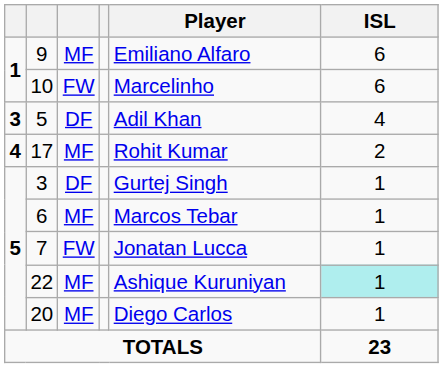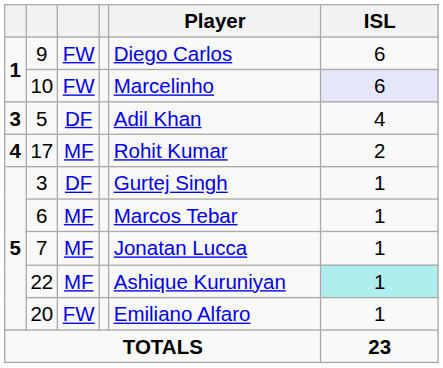(79, 54) MF -> (79, 54) FW
(182, 54) Emiliano Alfaro -> (173, 54) Diego Carlos
(380, 86) no background -> (380, 86) lavender background
(79, 248) FW -> (79, 248) MF
(79, 313) MF -> (79, 313) FW
(173, 313) Diego Carlos -> (182, 313) Emiliano Alfaro
